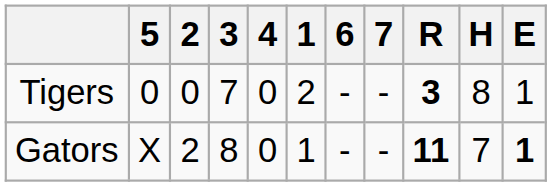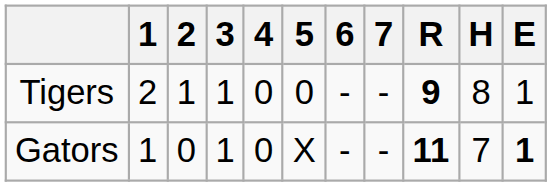columns swapped: (306, 34) <-> (150, 34)
(190, 92) 0 -> (186, 92) 1
(229, 92) 7 -> (225, 92) 1
(431, 92) 3 -> (431, 92) 9
(190, 150) 2 -> (186, 150) 0
(229, 150) 8 -> (225, 150) 1
